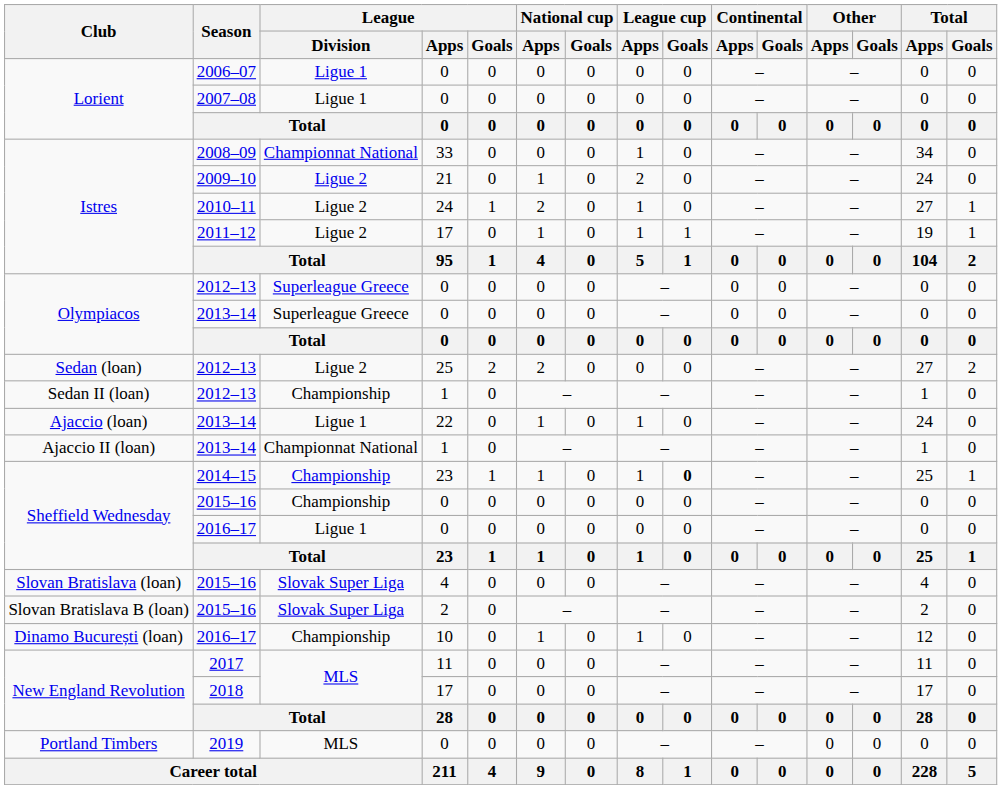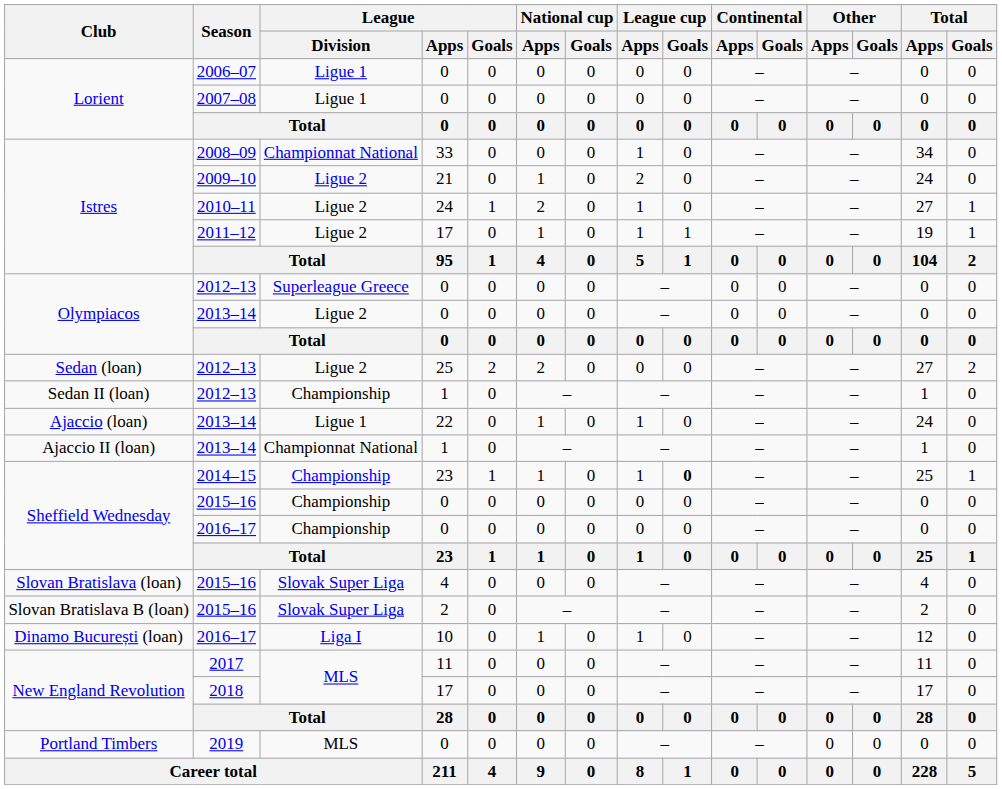(341, 313) Superleague Greece -> (341, 313) Ligue 2
(341, 529) Ligue 1 -> (341, 529) Championship
(341, 636) Championship -> (341, 636) Liga I
